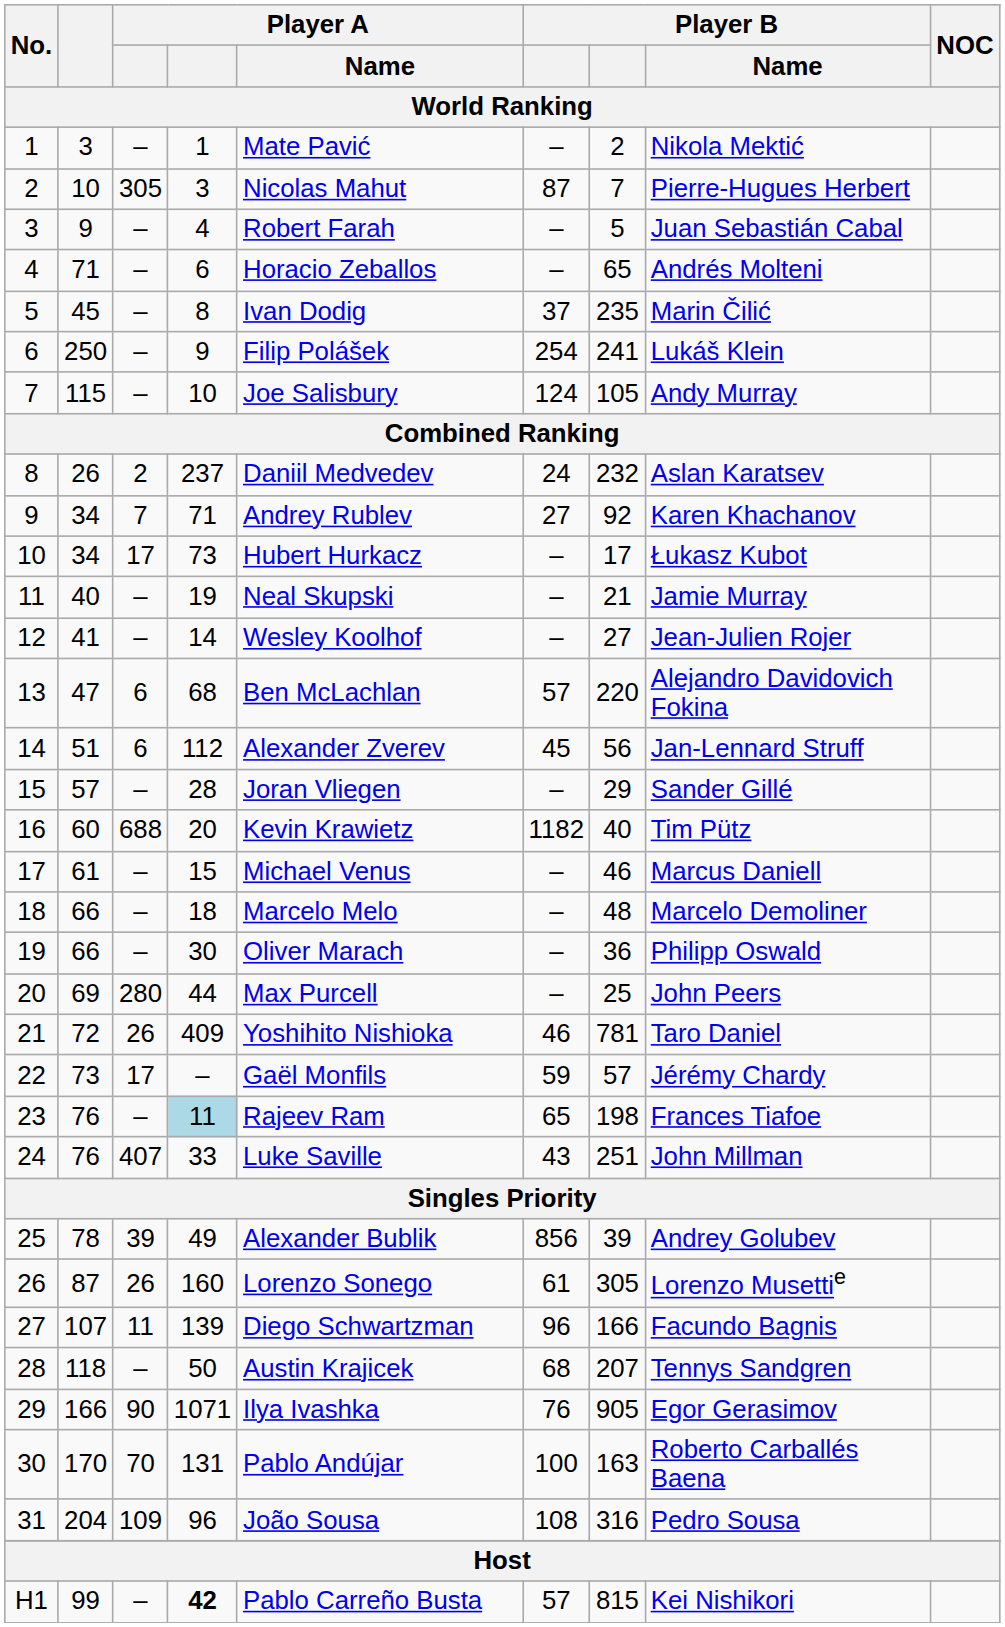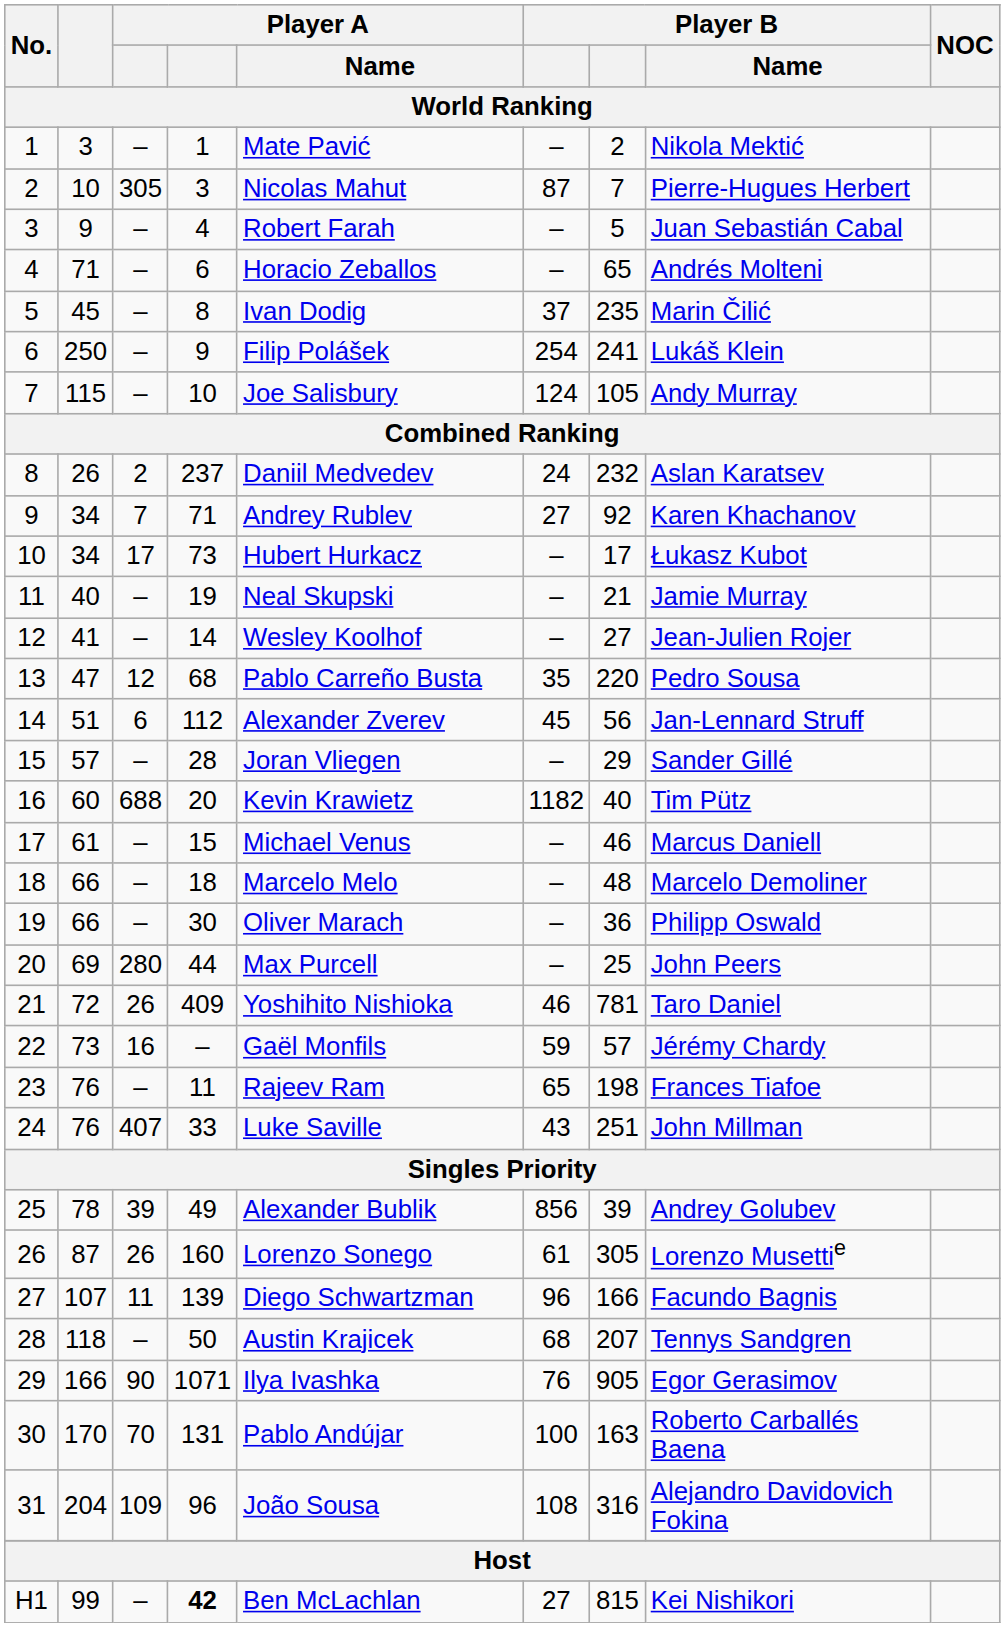(140, 693) 6 -> (140, 678) 12
(332, 693) Ben McLachlan -> (363, 678) Pablo Carreño Busta
(556, 693) 57 -> (556, 678) 35
(772, 693) Alejandro Davidovich Fokina -> (725, 678) Pedro Sousa
(140, 1075) 17 -> (140, 1046) 16
(202, 1116) lightblue background -> (202, 1087) no background
(725, 1519) Pedro Sousa -> (772, 1505) Alejandro Davidovich Fokina
(363, 1601) Pablo Carreño Busta -> (332, 1601) Ben McLachlan
(556, 1601) 57 -> (556, 1601) 27
